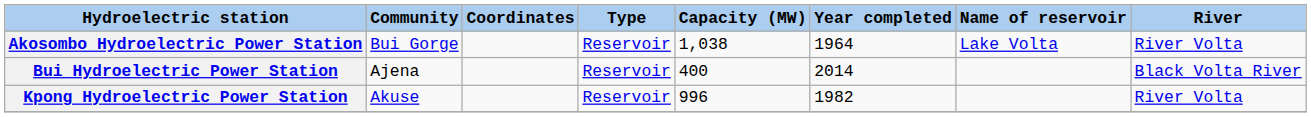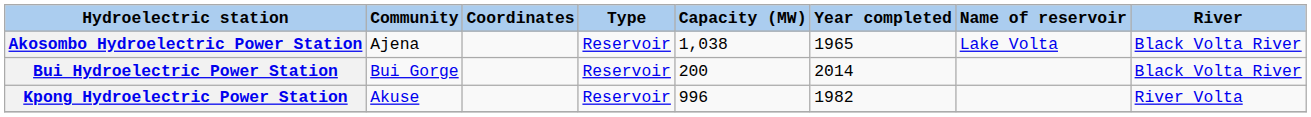(414, 45) Bui Gorge -> (395, 45) Ajena
(834, 45) 1964 -> (834, 45) 1965
(1189, 45) River Volta -> (1218, 45) Black Volta River
(395, 71) Ajena -> (414, 71) Bui Gorge
(693, 71) 400 -> (693, 71) 200
